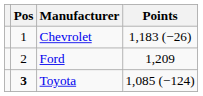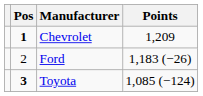(24, 37) normal -> (24, 37) bold
(160, 37) 1,183 (−26) -> (160, 37) 1,209
(160, 59) 1,209 -> (160, 59) 1,183 (−26)
